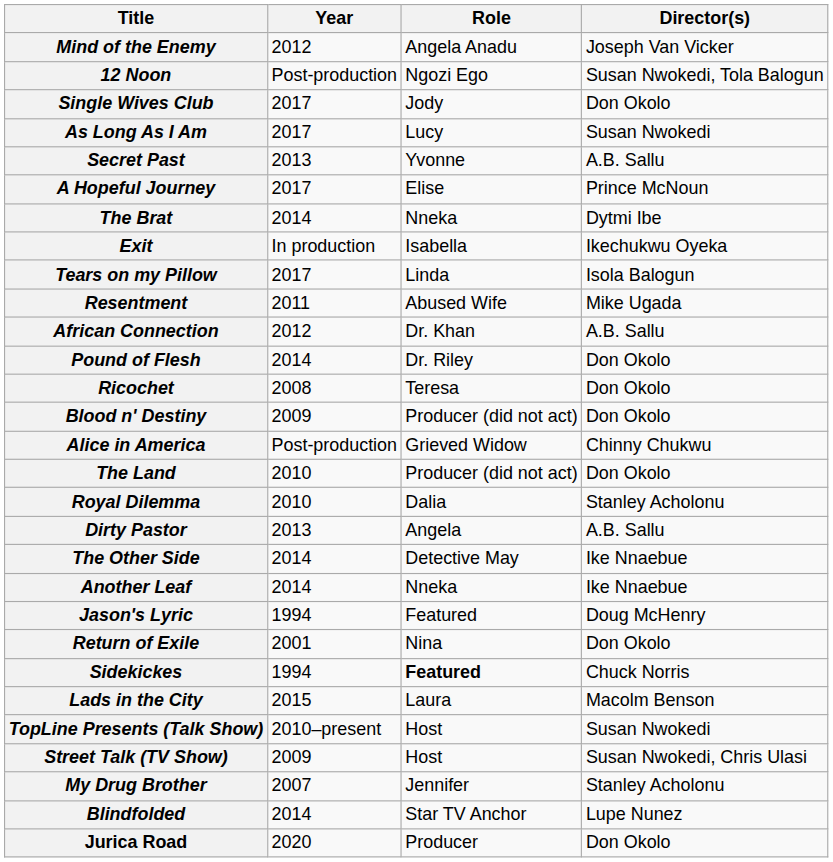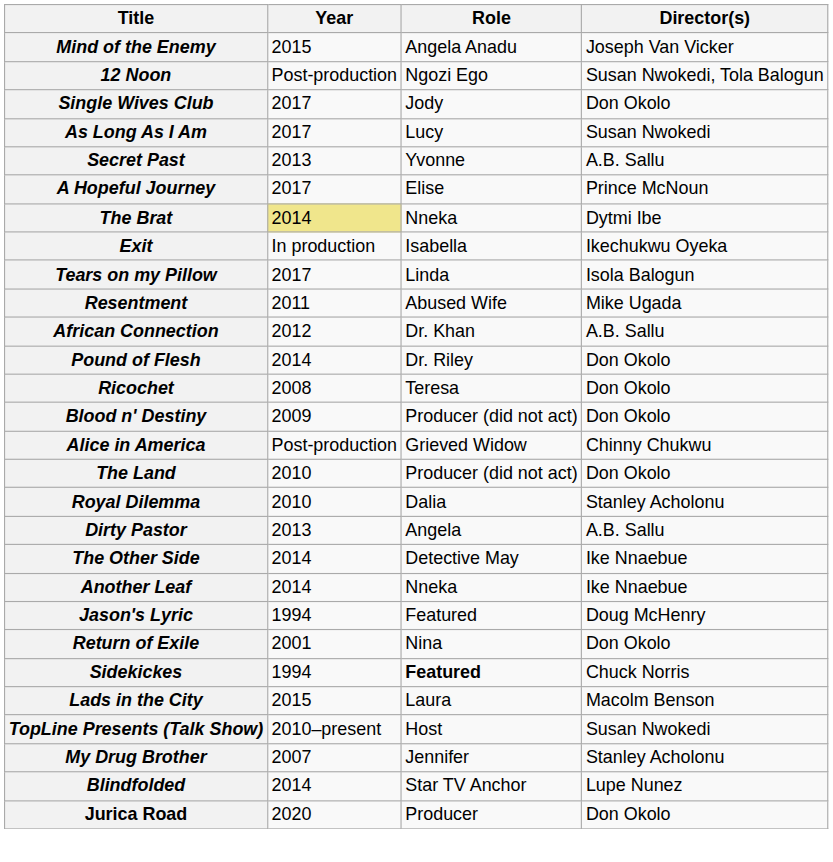(291, 47) 2012 -> (291, 47) 2015
(291, 217) no background -> (291, 217) khaki background
- row: (136, 757)
